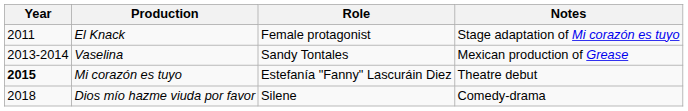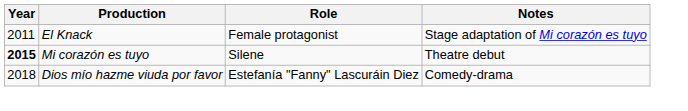- row: (99, 55)
(356, 75) Estefanía "Fanny" Lascuráin Diez -> (246, 55) Silene
(279, 95) Silene -> (324, 75) Estefanía "Fanny" Lascuráin Diez
